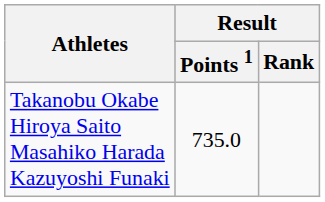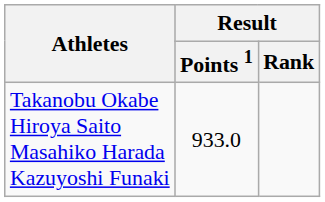(216, 139) 735.0 -> (216, 139) 933.0
